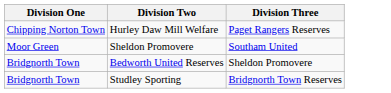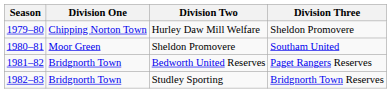+ column: (25, 12)
(279, 29) Paget Rangers Reserves -> (312, 29) Sheldon Promovere
(270, 63) Sheldon Promovere -> (321, 63) Paget Rangers Reserves
